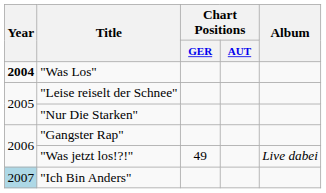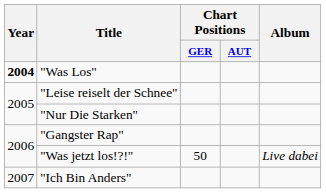(200, 156) 49 -> (200, 156) 50
(21, 177) lightblue background -> (21, 177) no background
